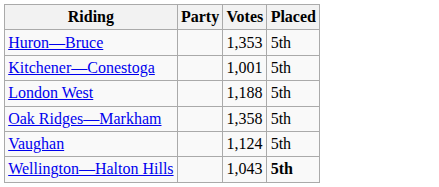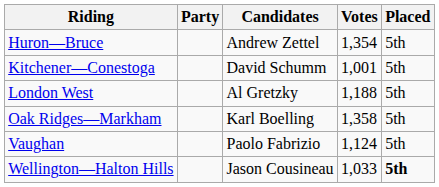+ column: (280, 17)
(245, 42) 1,353 -> (359, 42) 1,354
(245, 169) 1,043 -> (359, 169) 1,033
